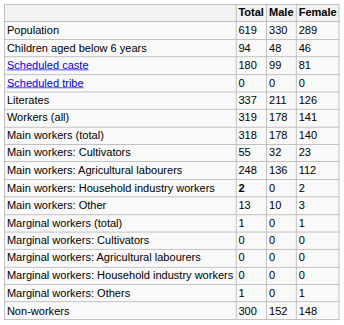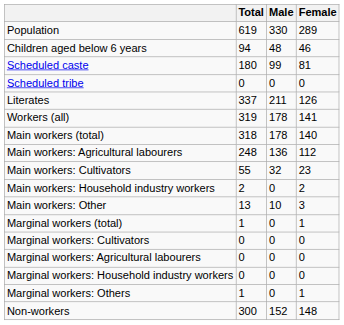rows swapped: (69, 153) <-> (95, 170)
(241, 188) bold -> (241, 188) normal
